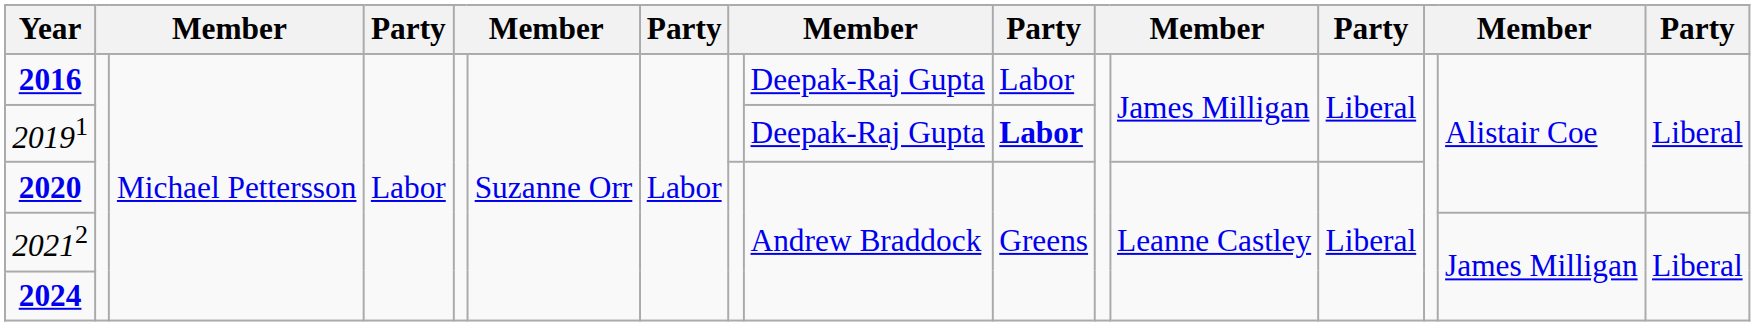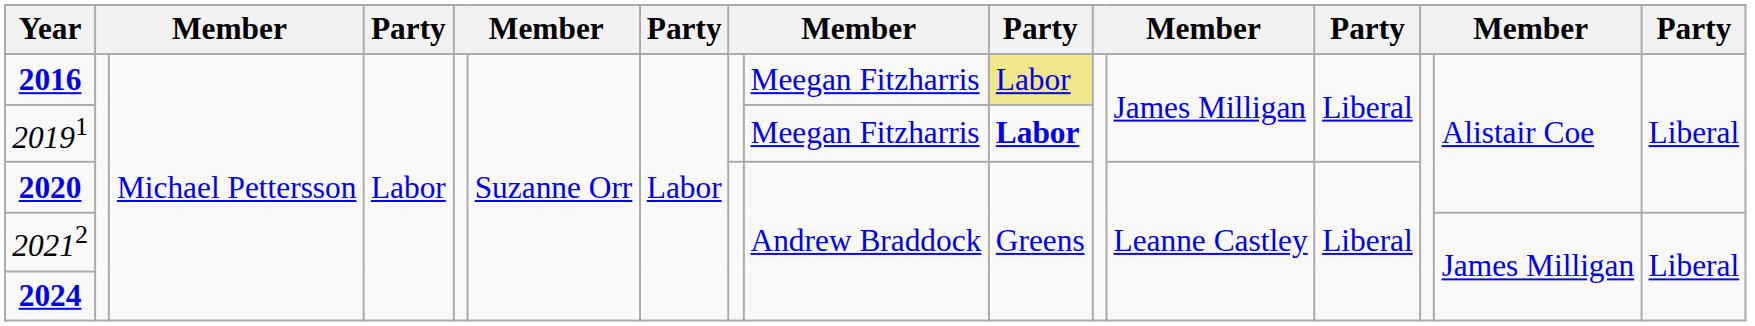(868, 79) Deepak-Raj Gupta -> (865, 79) Meegan Fitzharris
(1037, 79) no background -> (1033, 79) khaki background
(868, 133) Deepak-Raj Gupta -> (865, 133) Meegan Fitzharris
